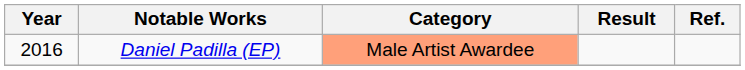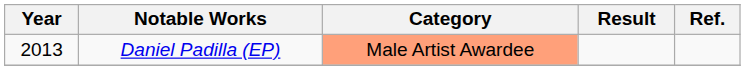(42, 49) 2016 -> (42, 49) 2013
